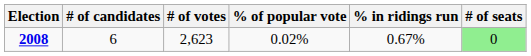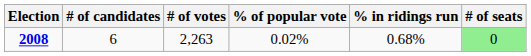(196, 39) 2,623 -> (196, 39) 2,263
(406, 39) 0.67% -> (406, 39) 0.68%
